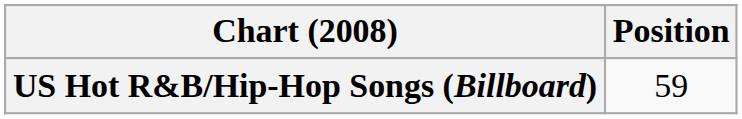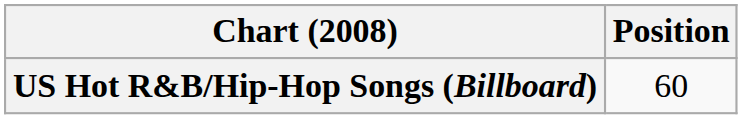(671, 85) 59 -> (671, 85) 60
